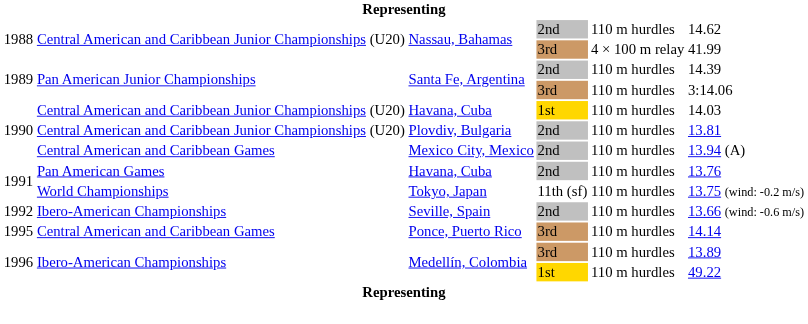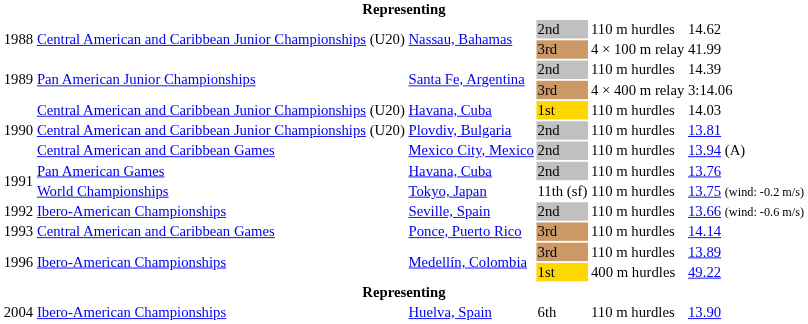(633, 90) 110 m hurdles -> (638, 90) 4 × 400 m relay
(18, 231) 1995 -> (18, 231) 1993
(633, 272) 110 m hurdles -> (633, 272) 400 m hurdles
+ row: (450, 312)
